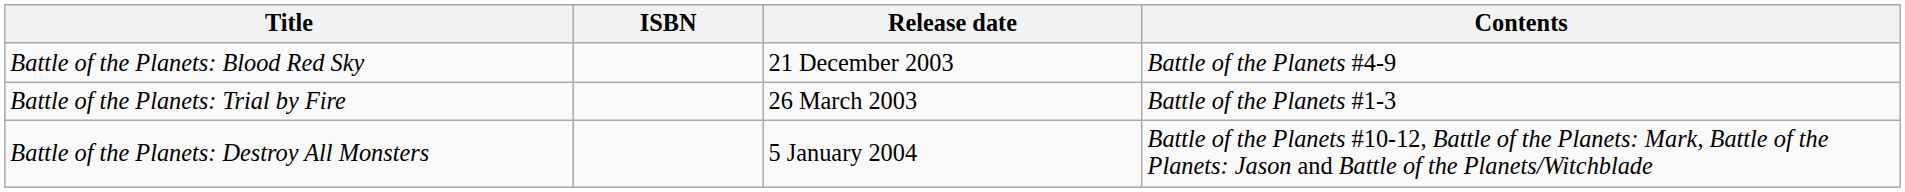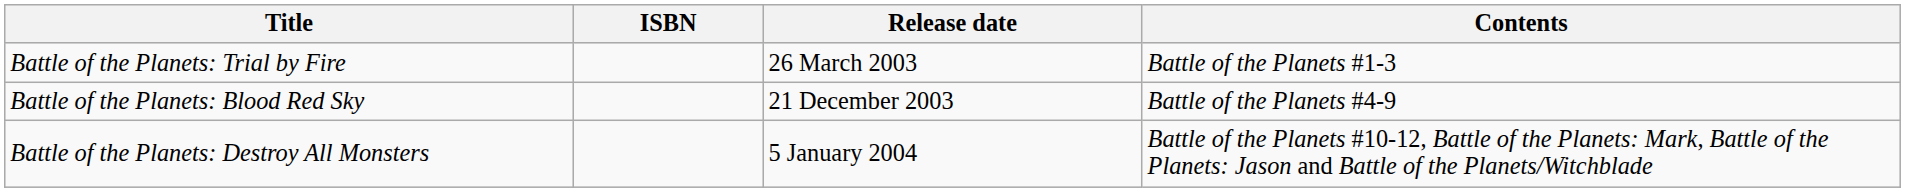rows swapped: (178, 100) <-> (187, 62)
